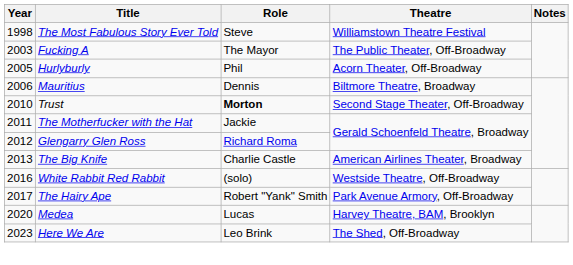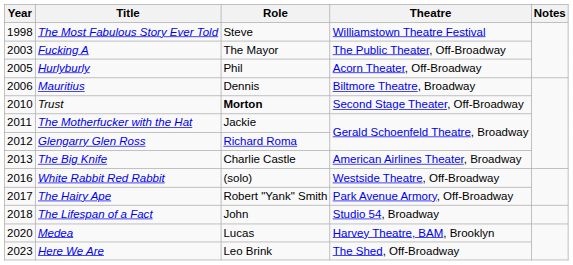+ row: (95, 214)
